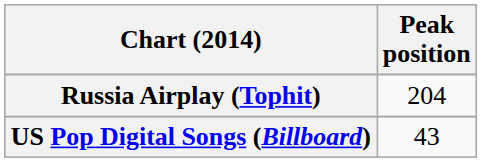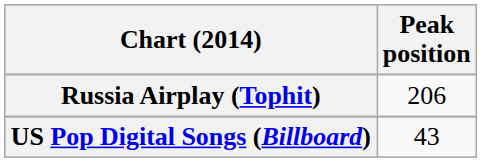(427, 95) 204 -> (427, 95) 206
